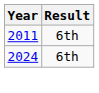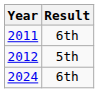+ row: (23, 56)
